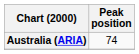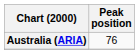(111, 40) 74 -> (111, 40) 76
